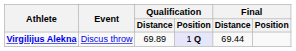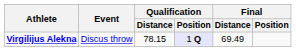(155, 40) 69.89 -> (155, 40) 78.15
(233, 40) 69.44 -> (233, 40) 69.49
